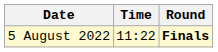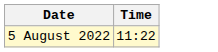- column: (186, 15)
